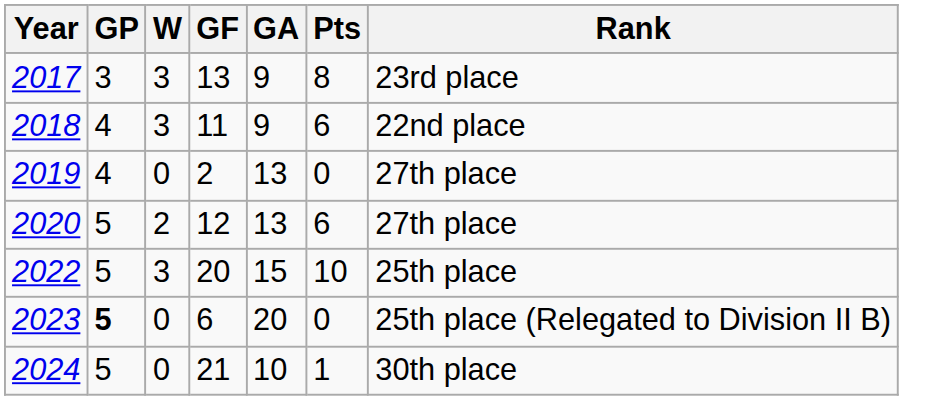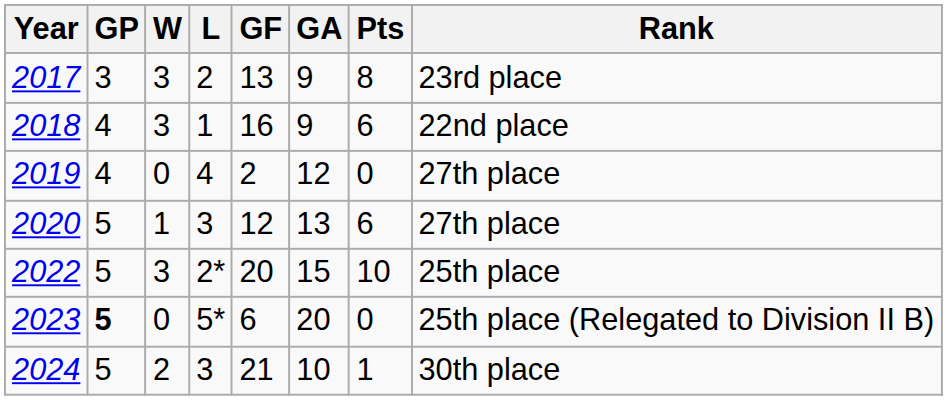+ column: (211, 28)
(212, 126) 11 -> (257, 126) 16
(270, 175) 13 -> (313, 175) 12
(162, 223) 2 -> (162, 223) 1
(162, 369) 0 -> (162, 369) 2
